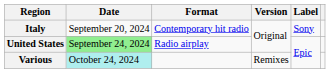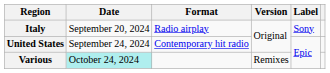(202, 28) Contemporary hit radio -> (182, 28) Radio airplay
(109, 44) lightgreen background -> (109, 44) no background
(182, 44) Radio airplay -> (202, 44) Contemporary hit radio
